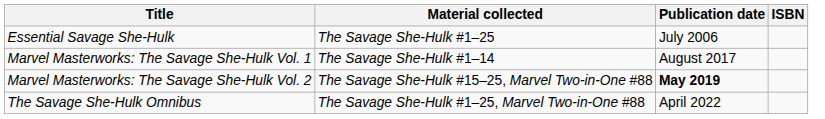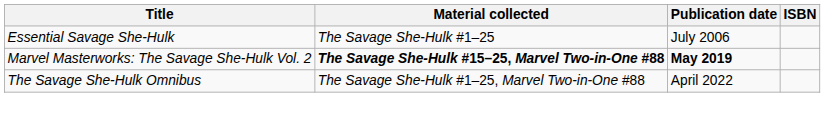- row: (160, 59)
(485, 80) normal -> (491, 59) bold
